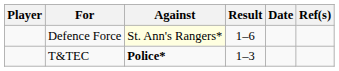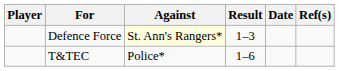(245, 35) 1–6 -> (245, 35) 1–3
(146, 56) bold -> (146, 56) normal
(245, 56) 1–3 -> (245, 56) 1–6
